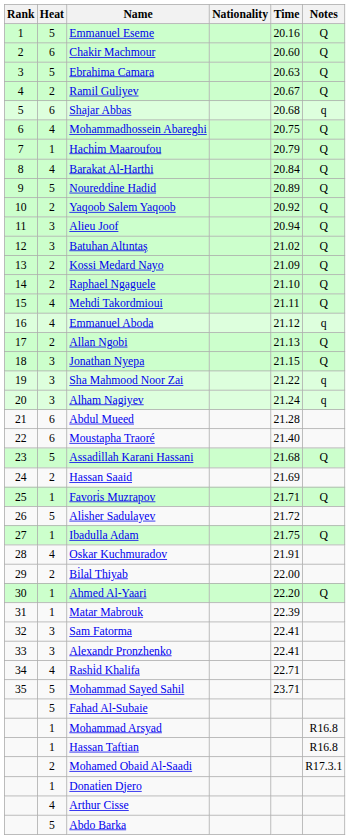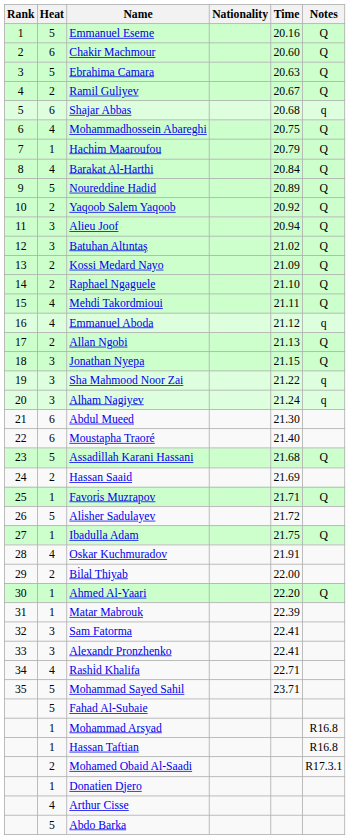(287, 419) 21.28 -> (287, 419) 21.30
